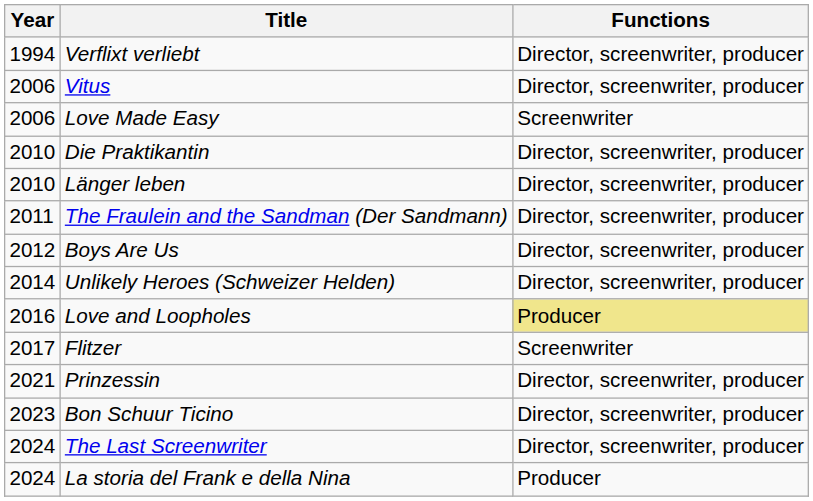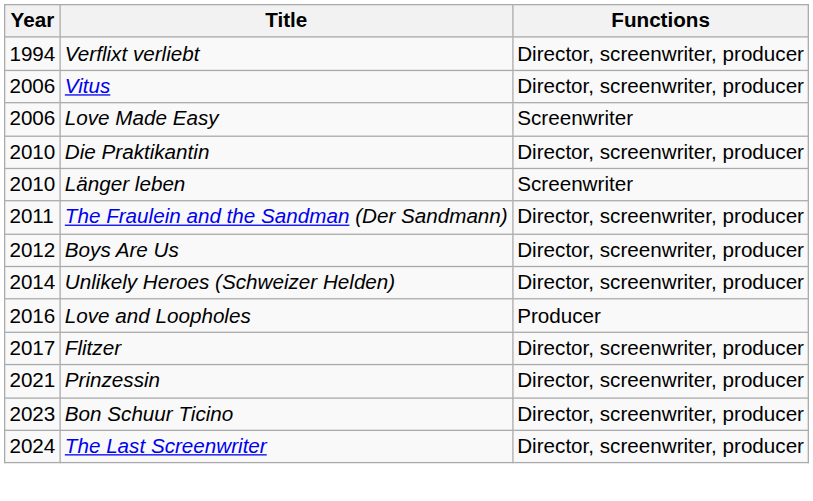(661, 184) Director, screenwriter, producer -> (575, 184) Screenwriter
(559, 315) khaki background -> (559, 315) no background
(575, 348) Screenwriter -> (661, 348) Director, screenwriter, producer
- row: (208, 479)
